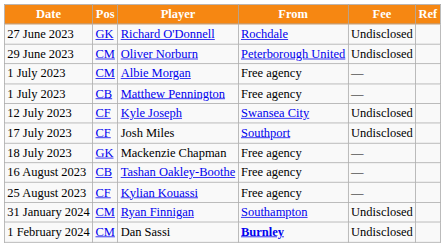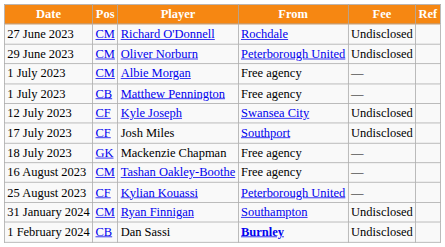(105, 34) GK -> (105, 34) CM
(104, 172) CB -> (105, 172) CM
(271, 192) Free agency -> (293, 192) Peterborough United
(105, 232) CM -> (104, 232) CB
